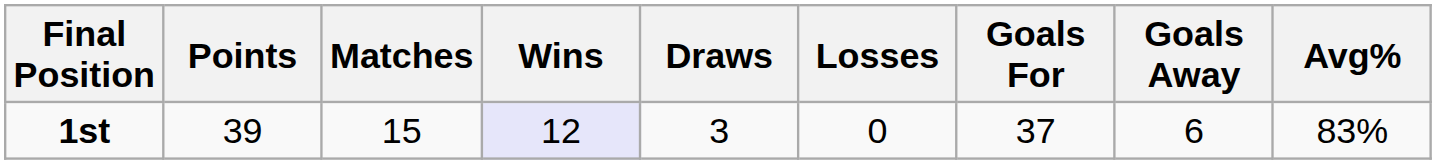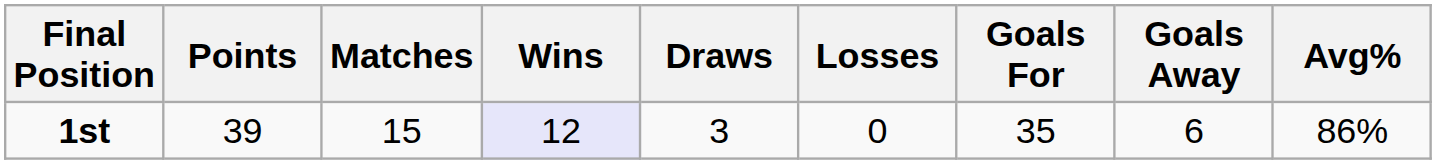(1036, 131) 37 -> (1036, 131) 35
(1352, 131) 83% -> (1352, 131) 86%
